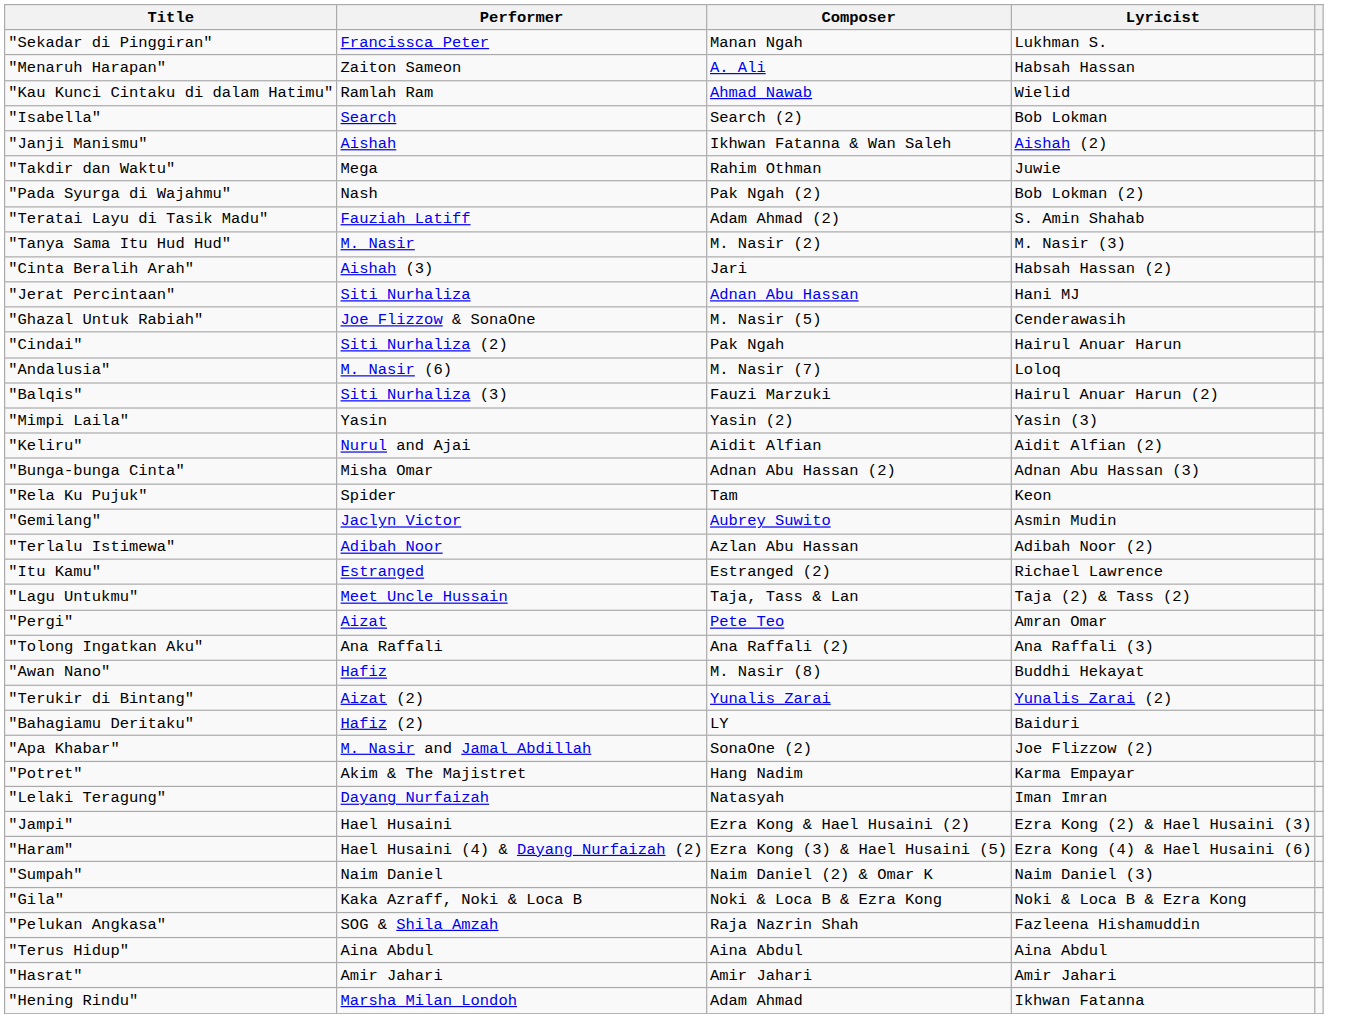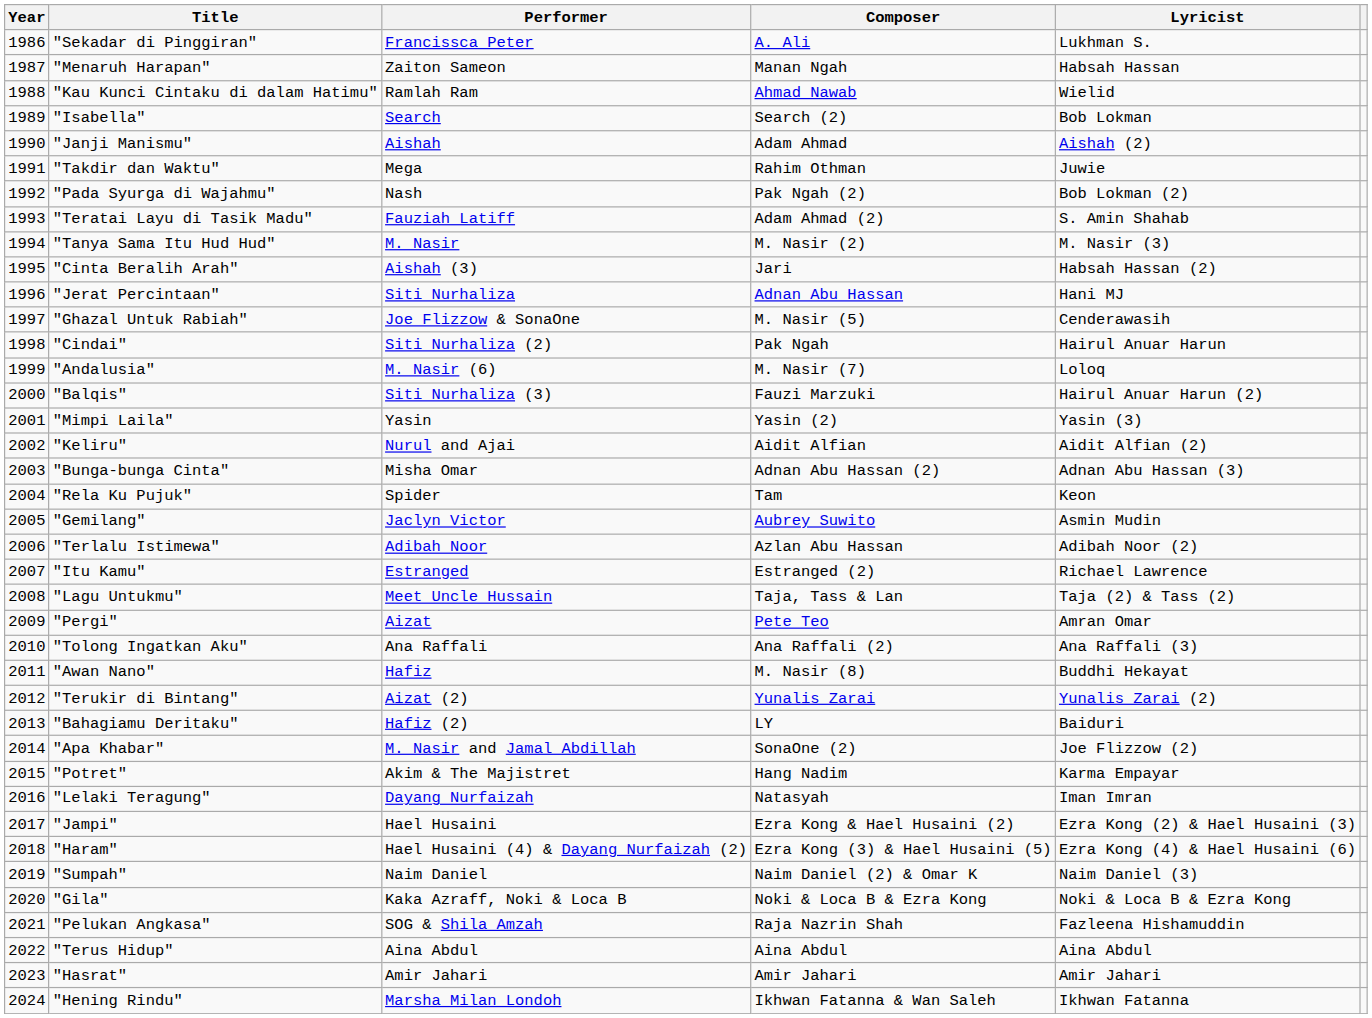+ column: (27, 17)
(756, 42) Manan Ngah -> (782, 42) A. Ali
(738, 68) A. Ali -> (801, 68) Manan Ngah
(831, 143) Ikhwan Fatanna & Wan Saleh -> (801, 143) Adam Ahmad
(756, 1001) Adam Ahmad -> (875, 1001) Ikhwan Fatanna & Wan Saleh
